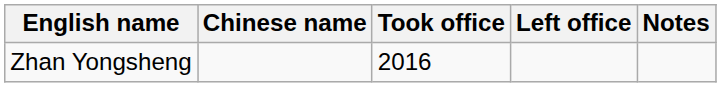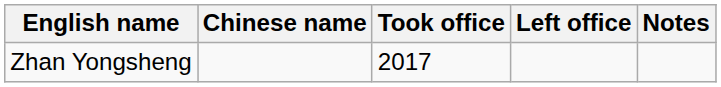(405, 61) 2016 -> (405, 61) 2017
